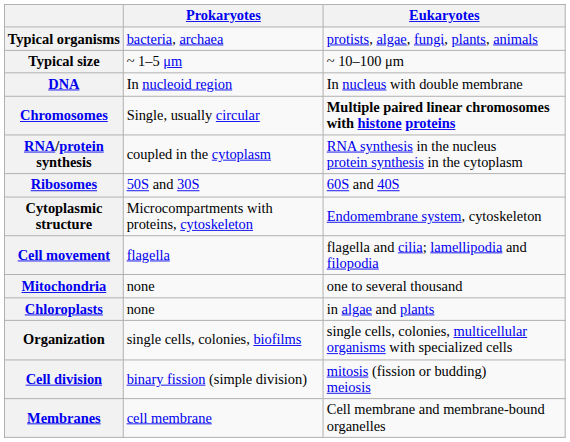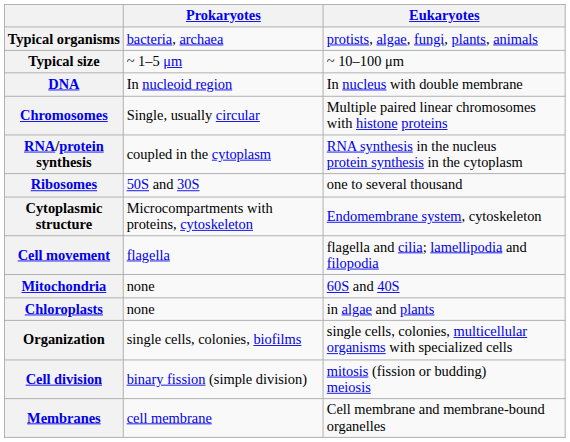(438, 115) bold -> (431, 115) normal
(363, 185) 60S and 40S -> (395, 185) one to several thousand
(395, 286) one to several thousand -> (363, 286) 60S and 40S
